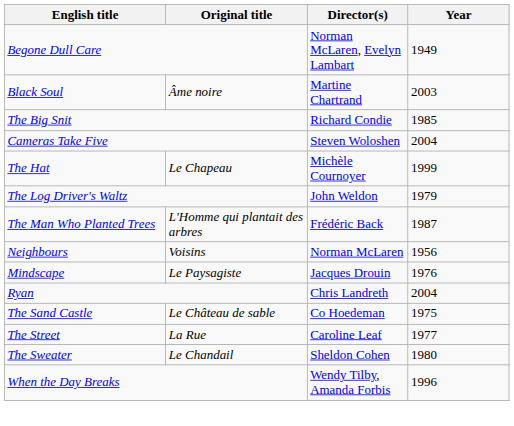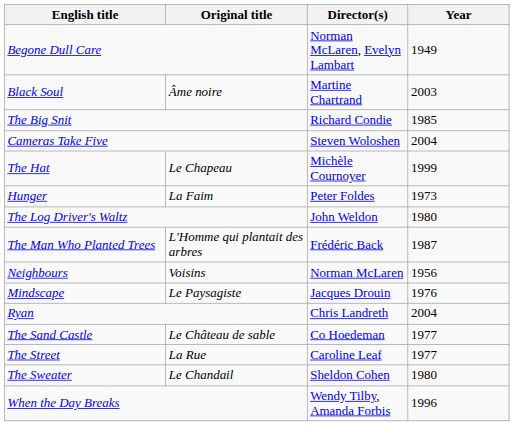+ row: (27, 196)
(424, 196) 1979 -> (424, 216) 1980
(424, 313) 1975 -> (424, 334) 1977
